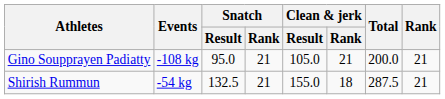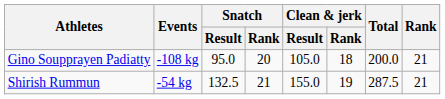(264, 60) 21 -> (264, 60) 20
(346, 60) 21 -> (346, 60) 18
(346, 83) 18 -> (346, 83) 19
